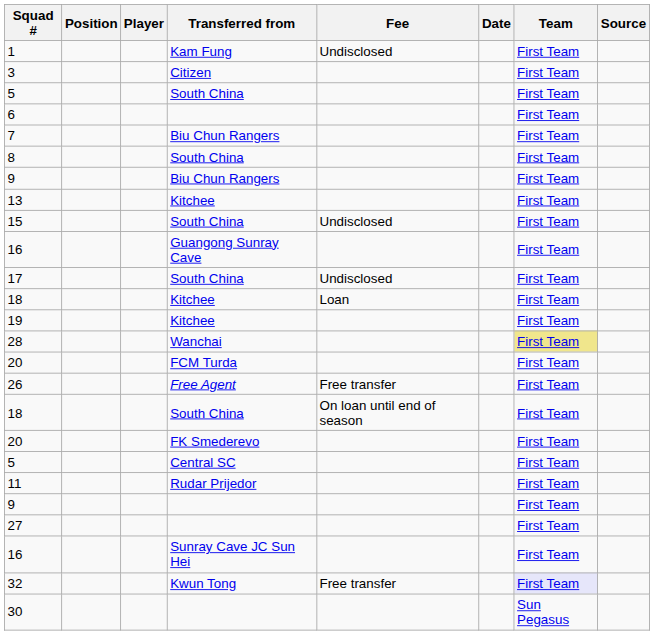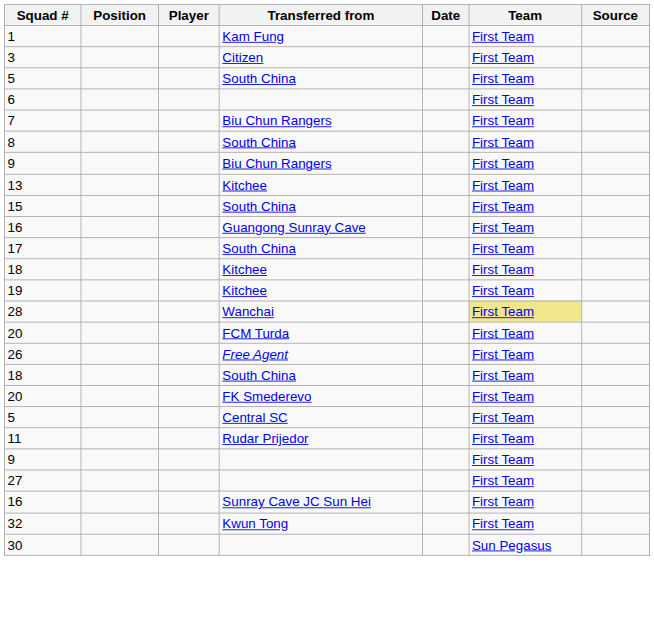- column: (398, 23)
(548, 583) lavender background -> (503, 523) no background
